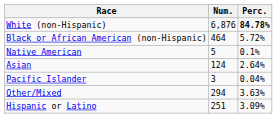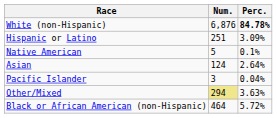rows swapped: (106, 38) <-> (51, 106)
(218, 92) no background -> (218, 92) khaki background
